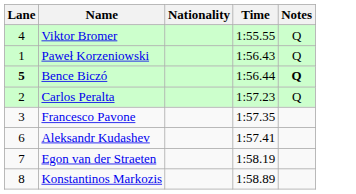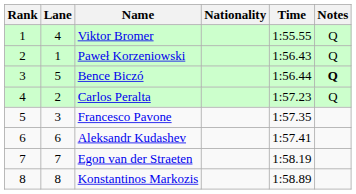+ column: (23, 14)
(21, 76) bold -> (58, 76) normal
